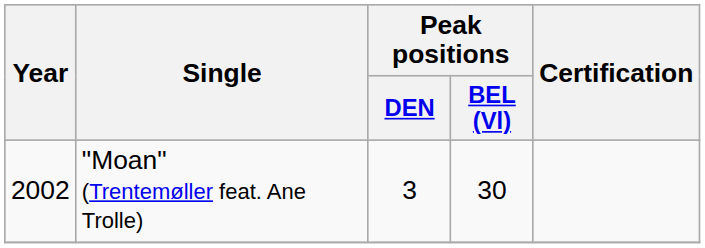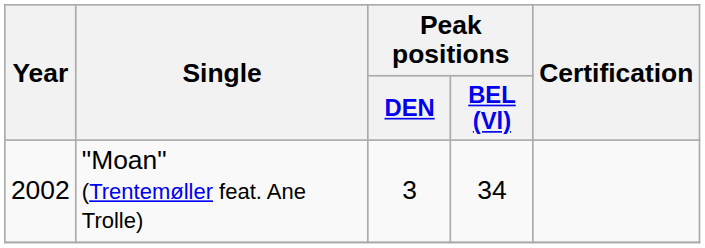(492, 190) 30 -> (492, 190) 34
